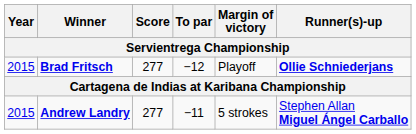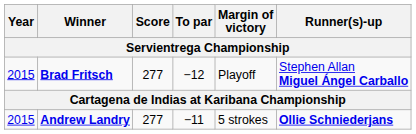(336, 67) Ollie Schniederjans -> (344, 74) Stephen Allan Miguel Ángel Carballo
(344, 113) Stephen Allan Miguel Ángel Carballo -> (336, 120) Ollie Schniederjans
